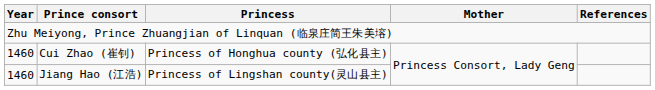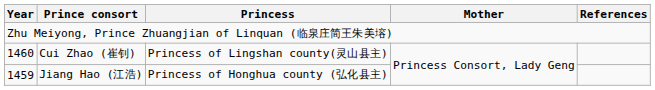(268, 53) Princess of Honghua county (弘化县主) -> (268, 53) Princess of Lingshan county(灵山县主)
(21, 75) 1460 -> (21, 75) 1459
(268, 74) Princess of Lingshan county(灵山县主) -> (268, 74) Princess of Honghua county (弘化县主)
